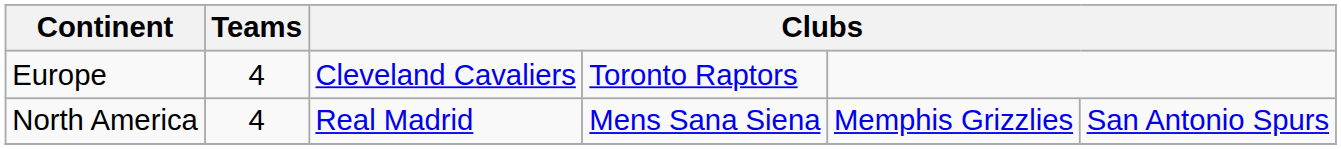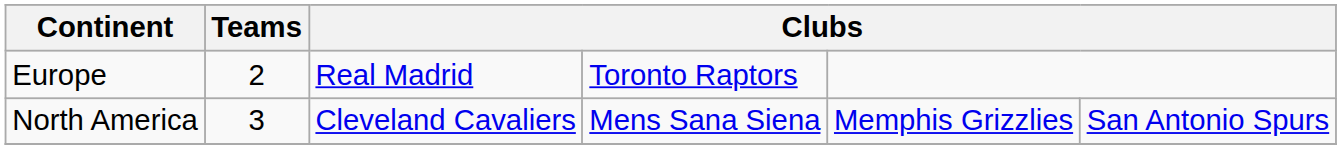(257, 74) 4 -> (257, 74) 2
(446, 74) Cleveland Cavaliers -> (394, 74) Real Madrid
(257, 120) 4 -> (257, 120) 3
(394, 120) Real Madrid -> (446, 120) Cleveland Cavaliers
